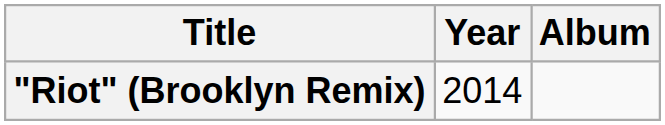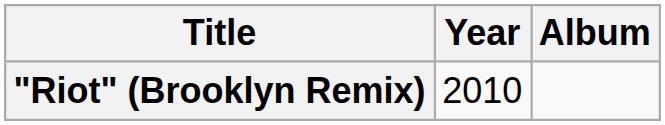(482, 90) 2014 -> (482, 90) 2010
